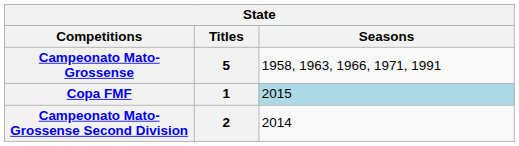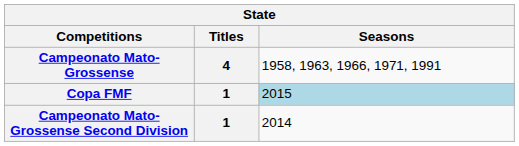(226, 65) 5 -> (226, 65) 4
(226, 123) 2 -> (226, 123) 1
